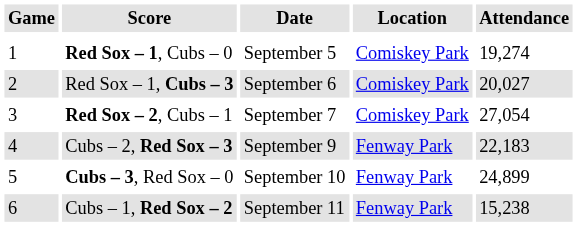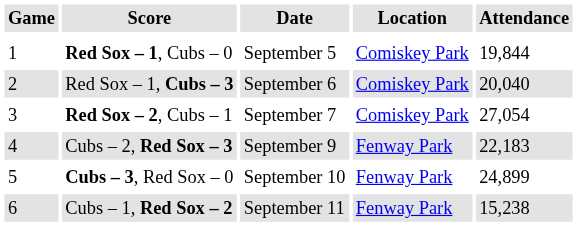(504, 52) 19,274 -> (504, 52) 19,844
(504, 83) 20,027 -> (504, 83) 20,040
